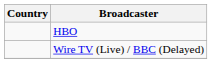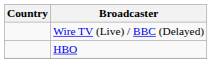rows swapped: (129, 49) <-> (65, 31)
